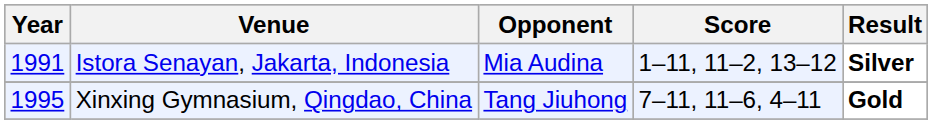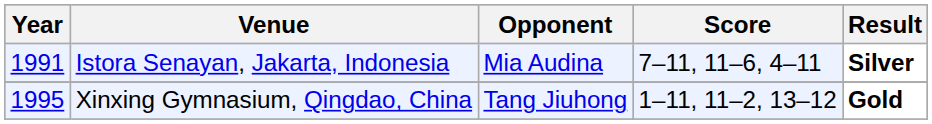(738, 63) 1–11, 11–2, 13–12 -> (730, 63) 7–11, 11–6, 4–11
(730, 101) 7–11, 11–6, 4–11 -> (738, 101) 1–11, 11–2, 13–12
